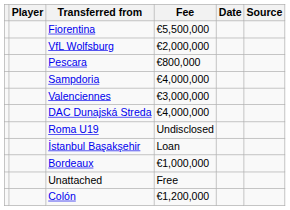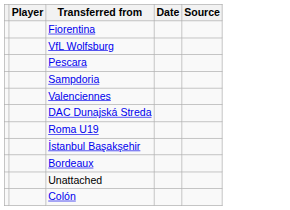- column: (185, 12)
